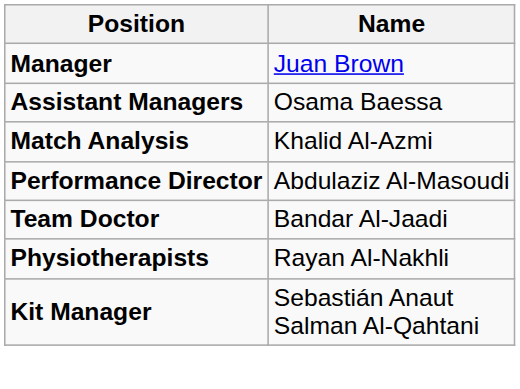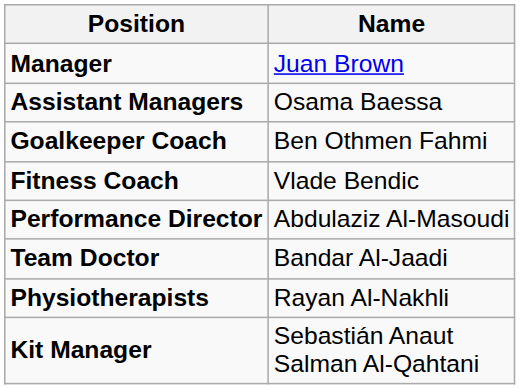+ row: (119, 141)
+ row: (95, 180)
- row: (100, 141)
